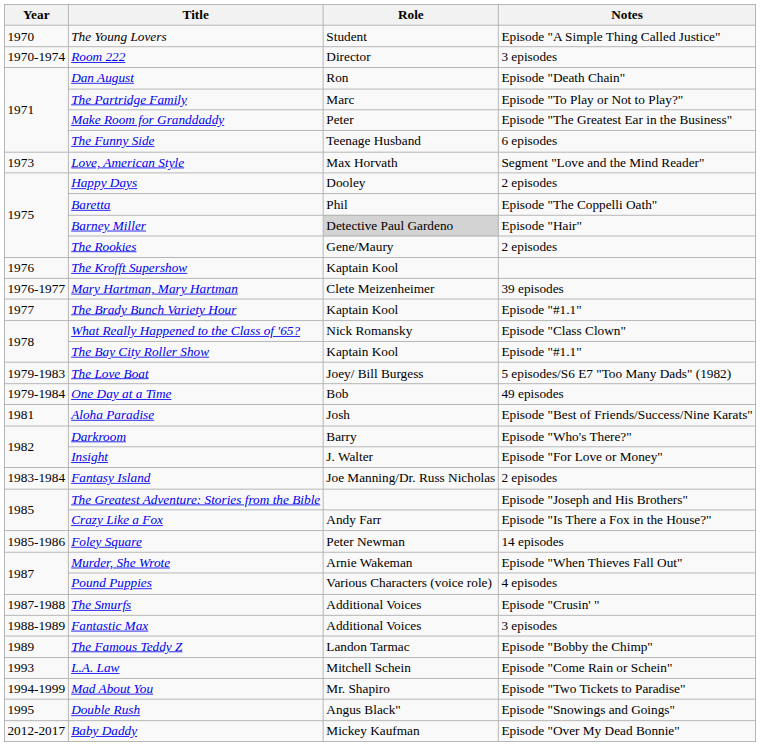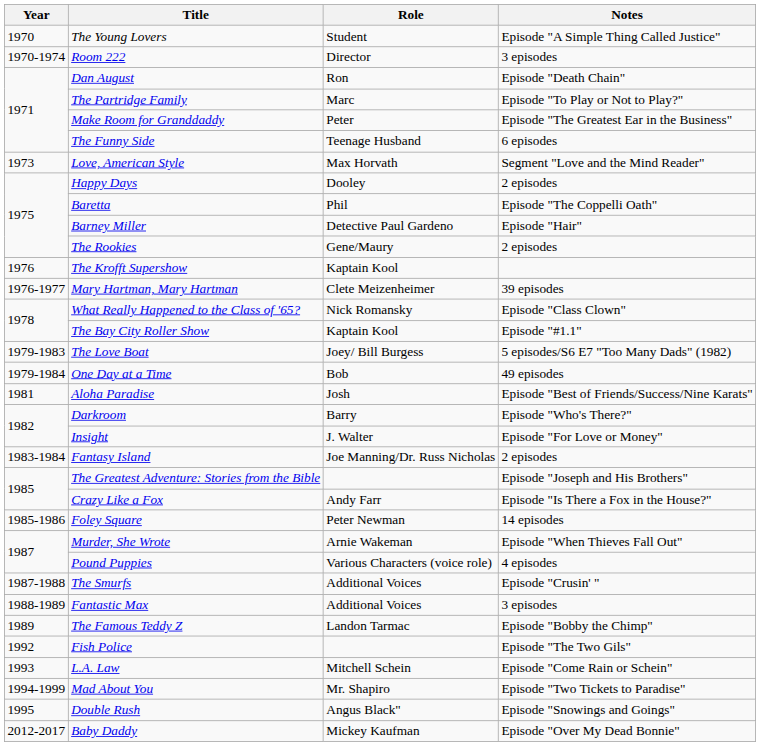(390, 225) lightgrey background -> (390, 225) no background
- row: (154, 309)
+ row: (102, 646)
